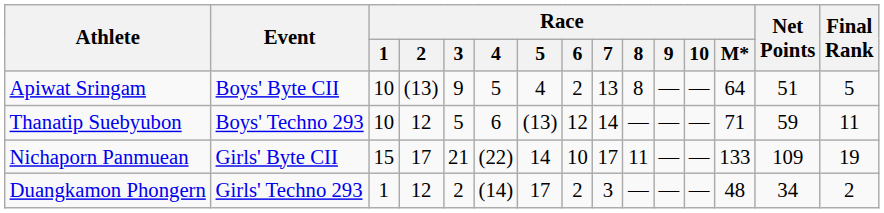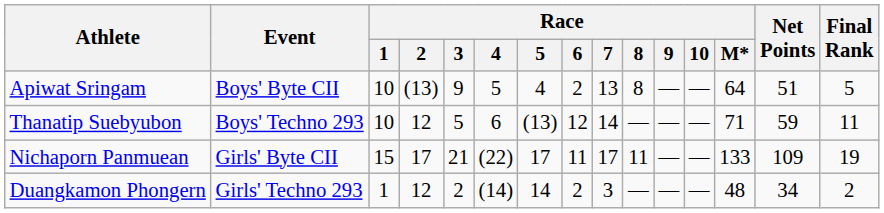(540, 156) 14 -> (540, 156) 17
(577, 156) 10 -> (577, 156) 11
(540, 191) 17 -> (540, 191) 14
